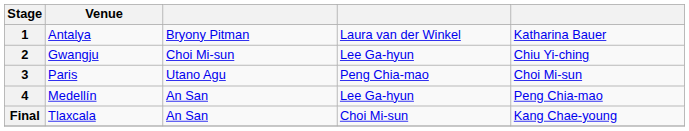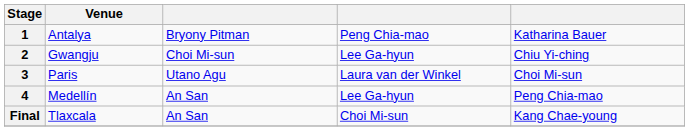(400, 34) Laura van der Winkel -> (384, 34) Peng Chia-mao
(384, 75) Peng Chia-mao -> (400, 75) Laura van der Winkel
